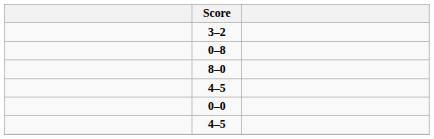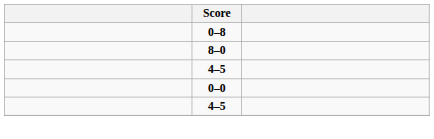- row: (98, 32)
